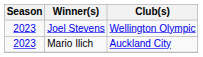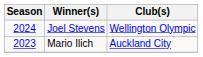(25, 28) 2023 -> (25, 28) 2024
